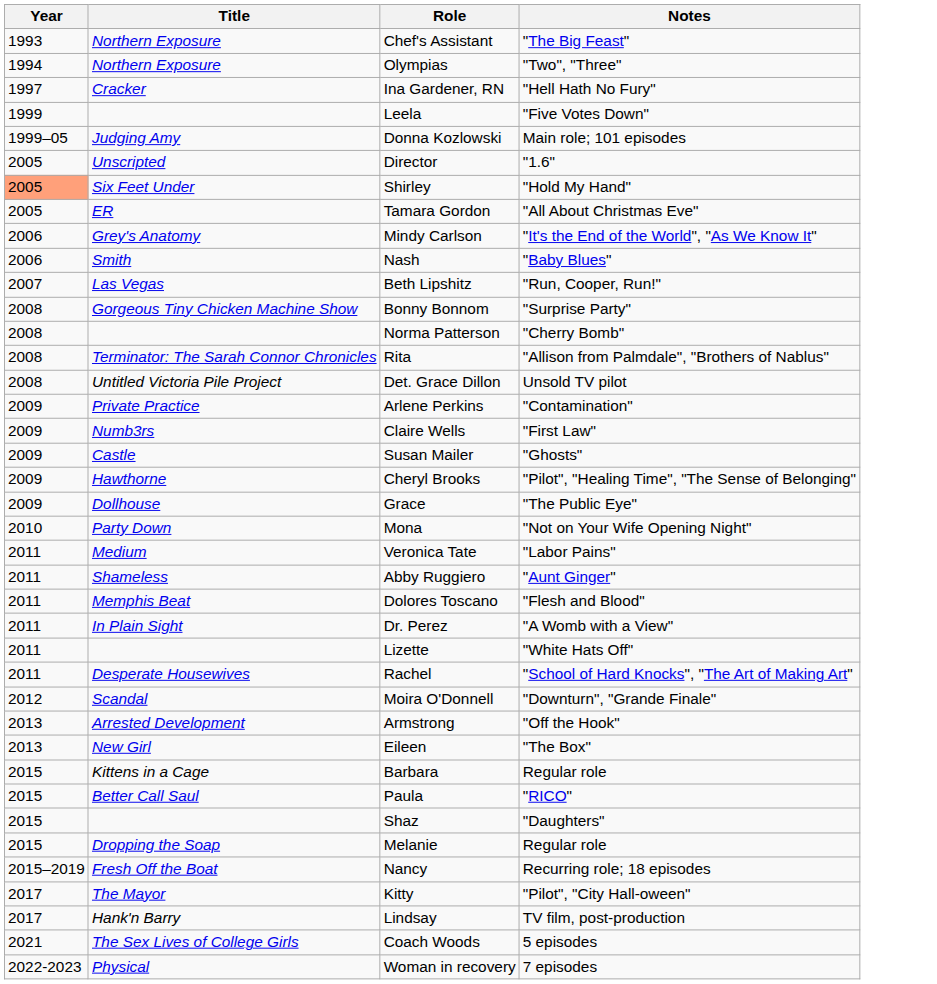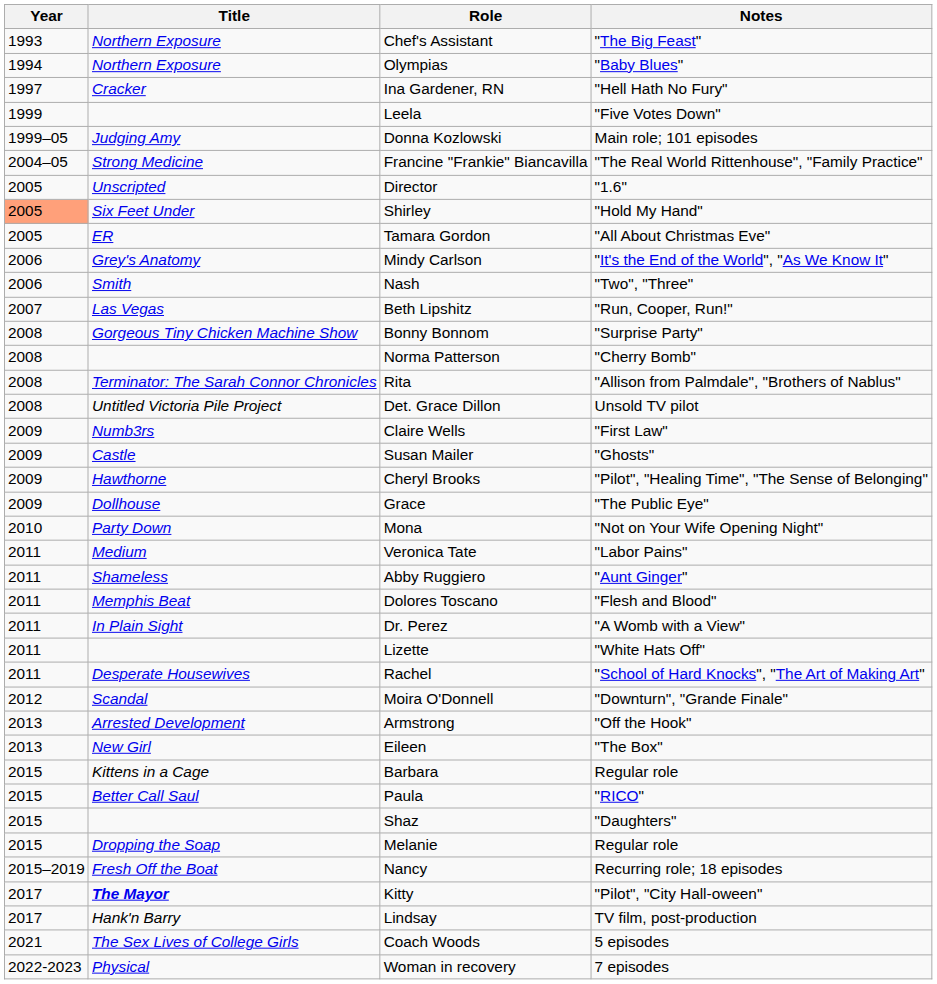(572, 65) "Two", "Three" -> (639, 65) "Baby Blues"
+ row: (486, 162)
(567, 260) "Baby Blues" -> (644, 284) "Two", "Three"
- row: (434, 406)
(129, 893) normal -> (130, 893) bold
